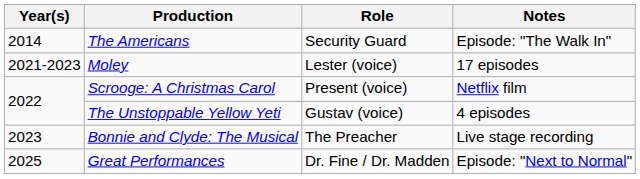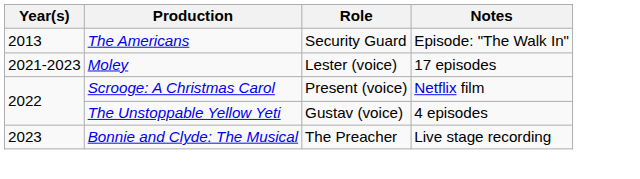(25, 40) 2014 -> (25, 40) 2013
- row: (156, 161)
